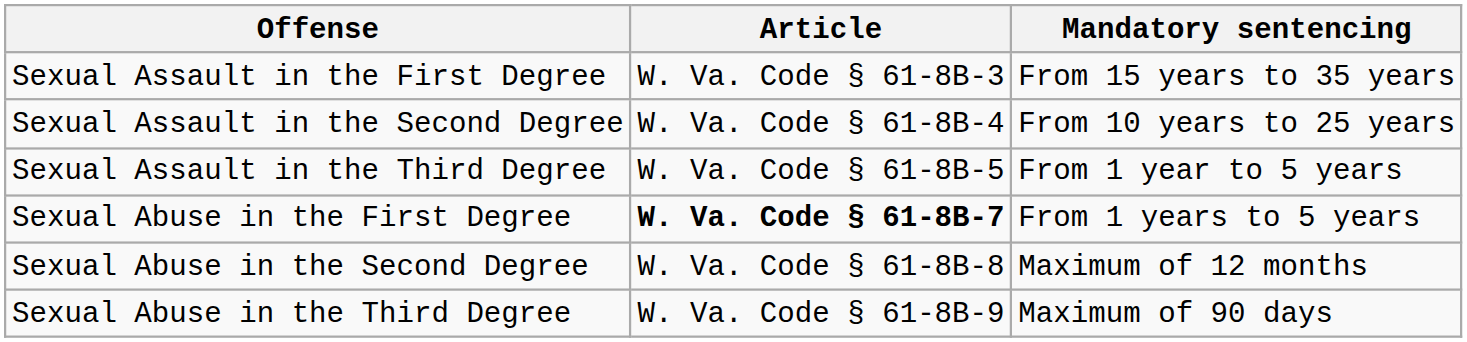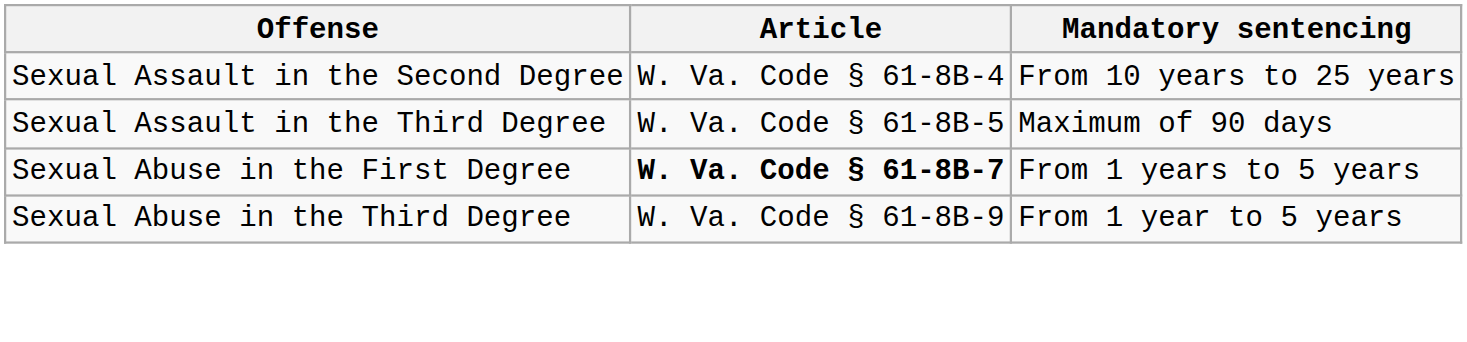- row: (309, 76)
(1211, 171) From 1 year to 5 years -> (1176, 124) Maximum of 90 days
- row: (300, 266)
(1176, 314) Maximum of 90 days -> (1211, 219) From 1 year to 5 years
